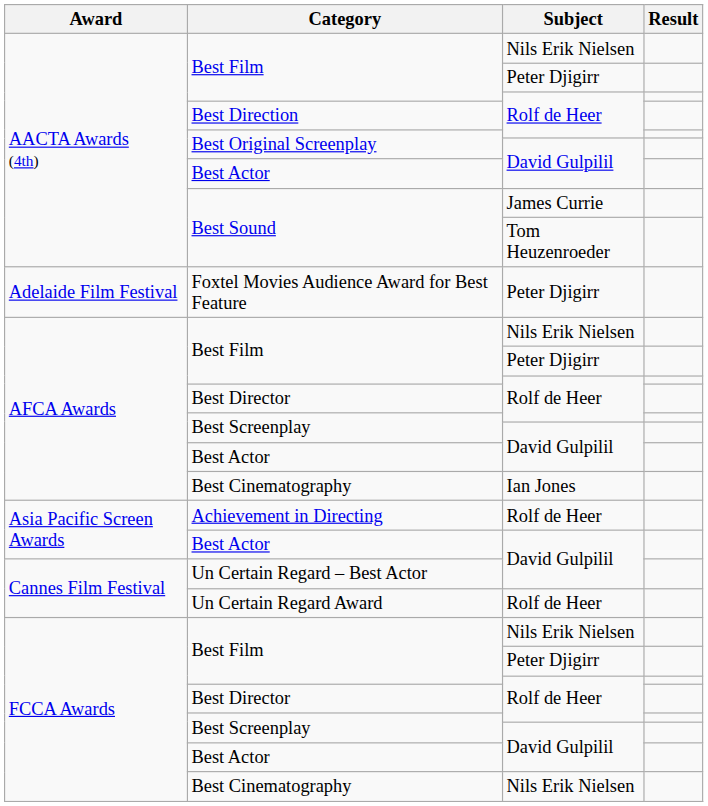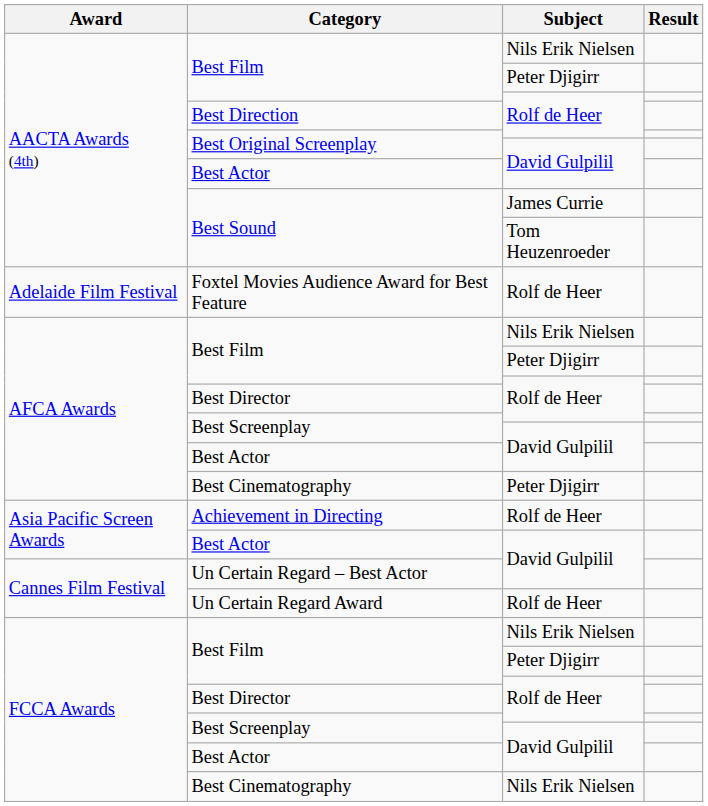(553, 292) Peter Djigirr -> (554, 292) Rolf de Heer
(541, 485) Ian Jones -> (553, 485) Peter Djigirr
